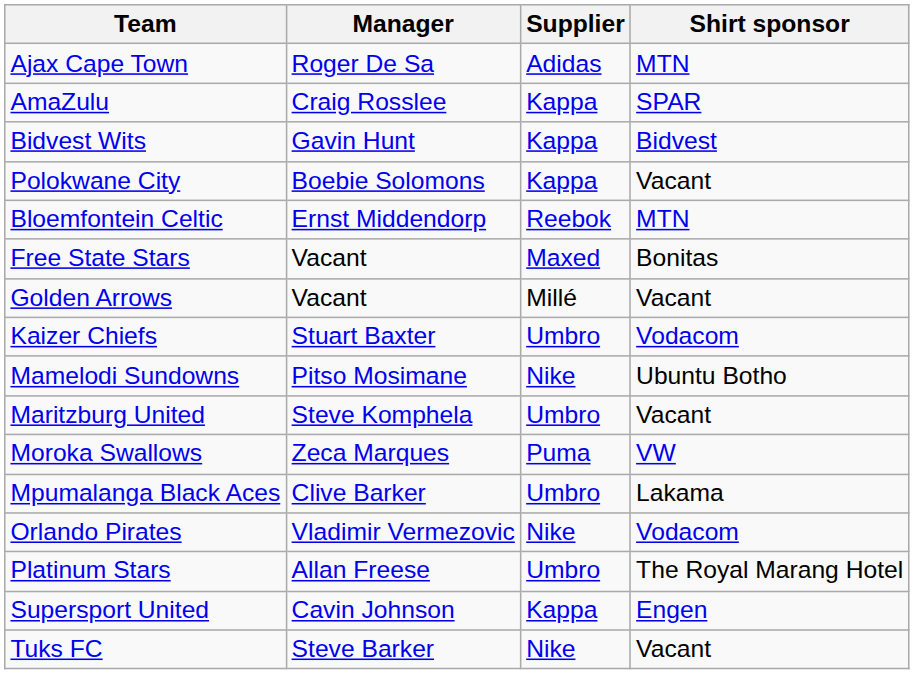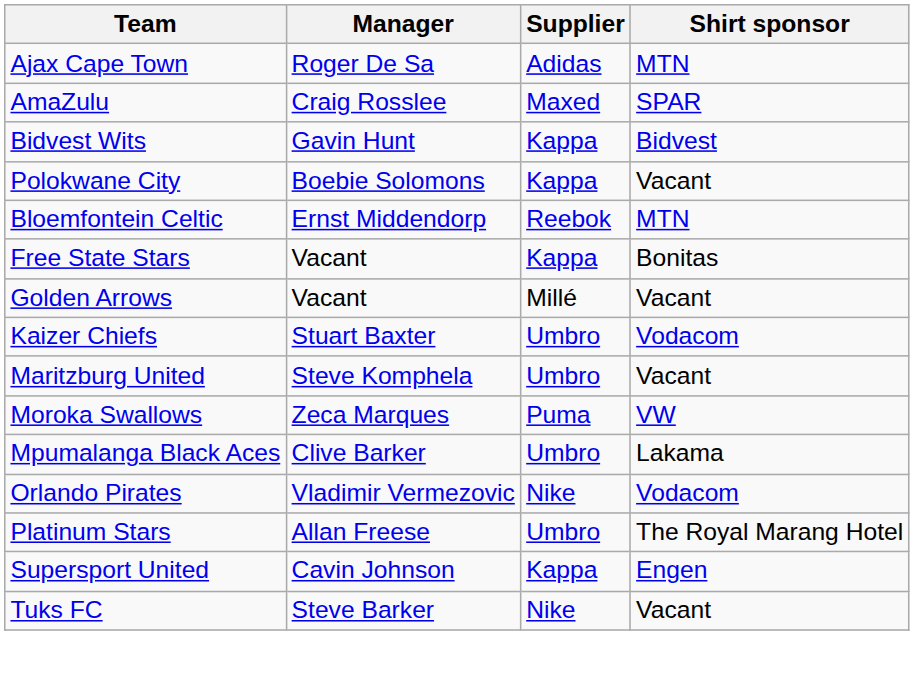(562, 102) Kappa -> (563, 102) Maxed
(563, 258) Maxed -> (562, 258) Kappa
- row: (125, 375)
